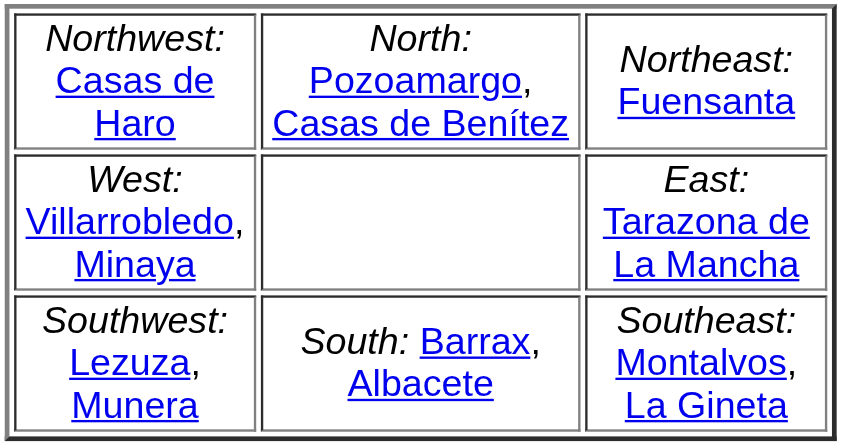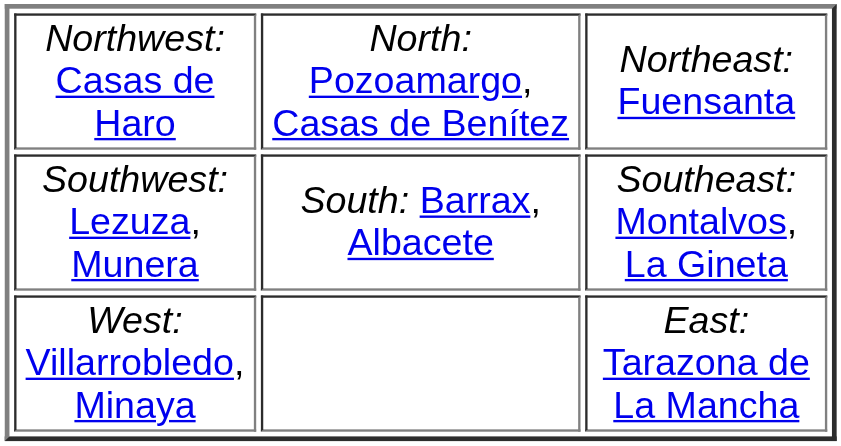rows swapped: (135, 221) <-> (135, 362)
